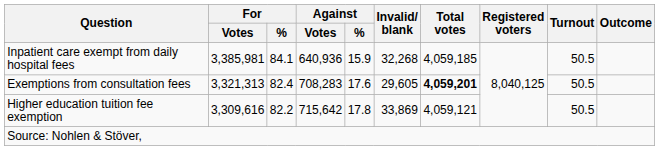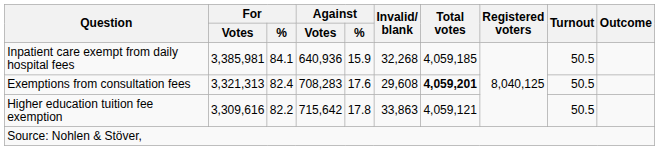(400, 84) 29,605 -> (400, 84) 29,608
(400, 110) 33,869 -> (400, 110) 33,863
